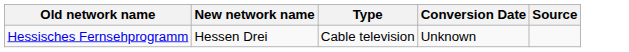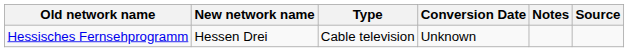+ column: (551, 15)
